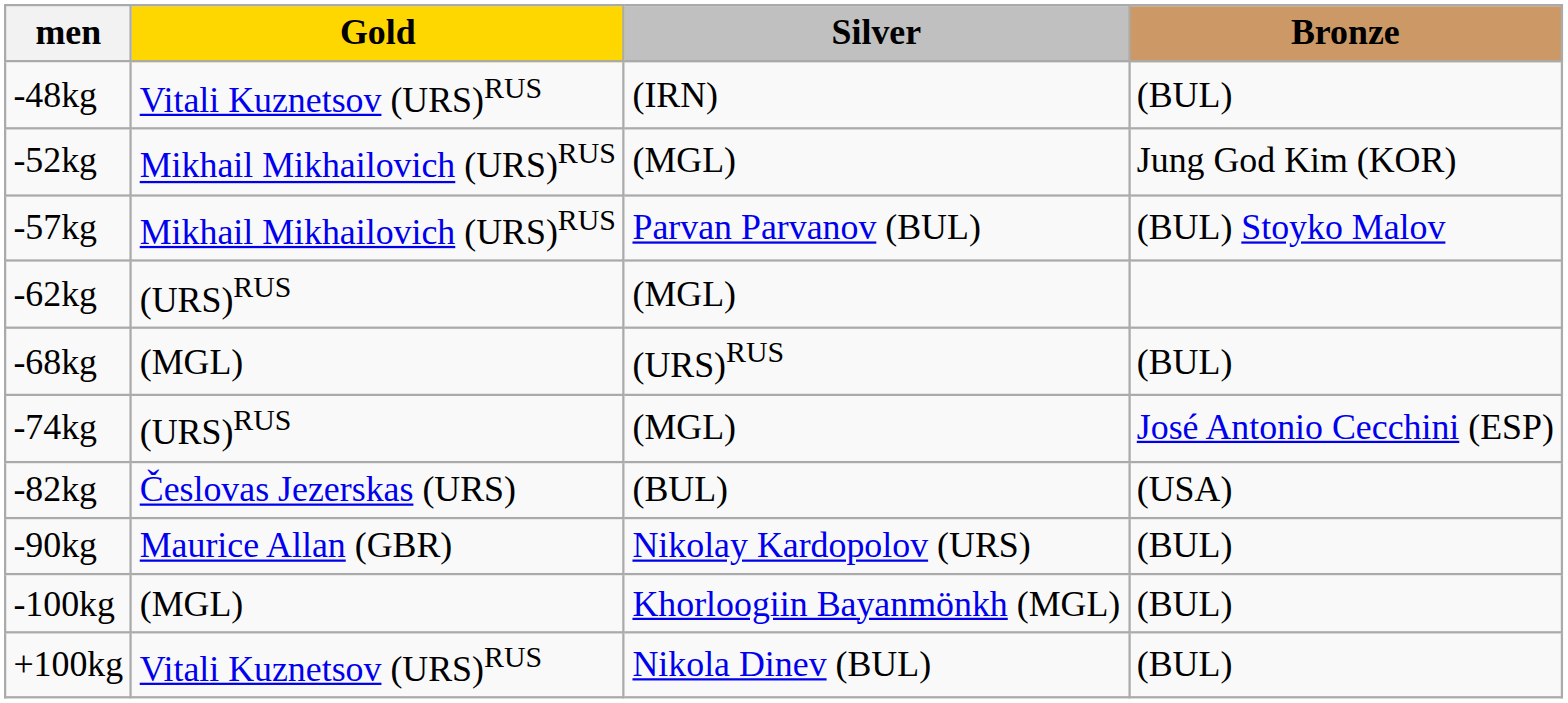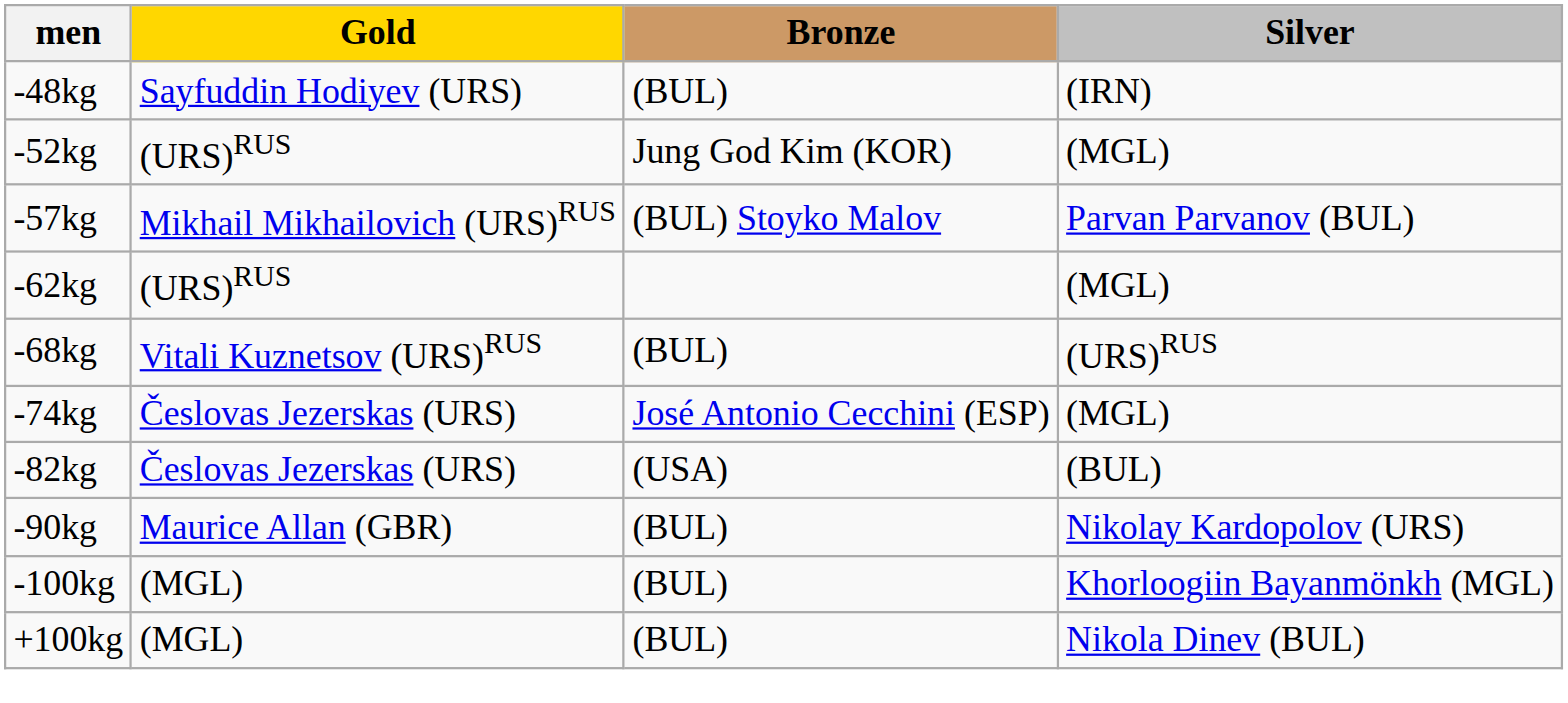columns swapped: (876, 32) <-> (1345, 32)
(341, 94) Vitali Kuznetsov (URS)RUS -> (331, 89) Sayfuddin Hodiyev (URS)
(378, 161) Mikhail Mikhailovich (URS)RUS -> (216, 151) (URS)RUS
(191, 360) (MGL) -> (341, 351) Vitali Kuznetsov (URS)RUS
(216, 427) (URS)RUS -> (328, 412) Česlovas Jezerskas (URS)
(341, 664) Vitali Kuznetsov (URS)RUS -> (191, 640) (MGL)
